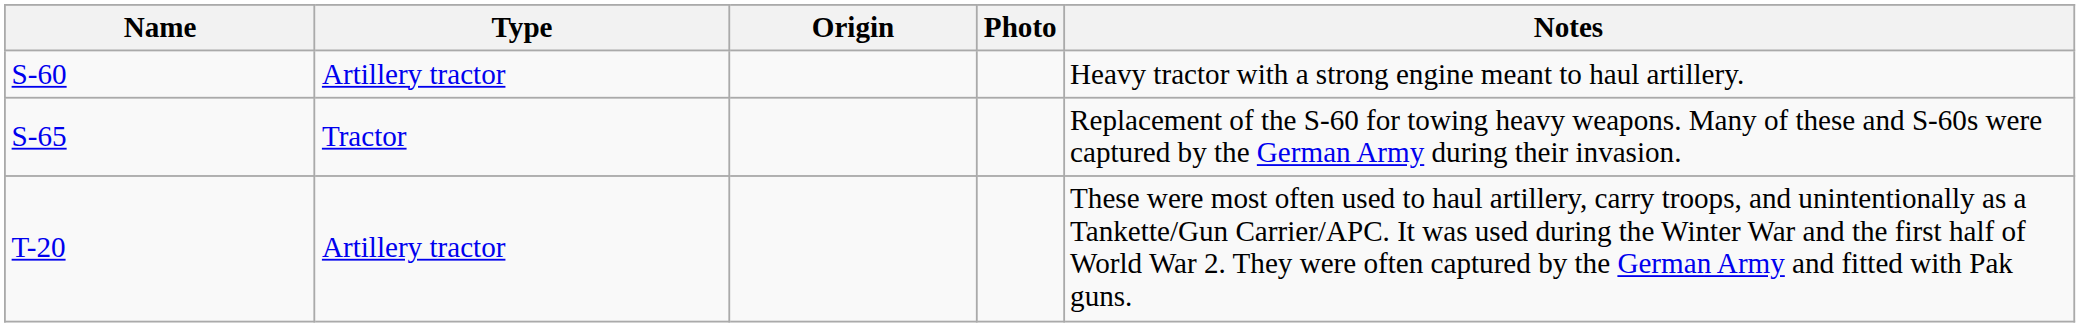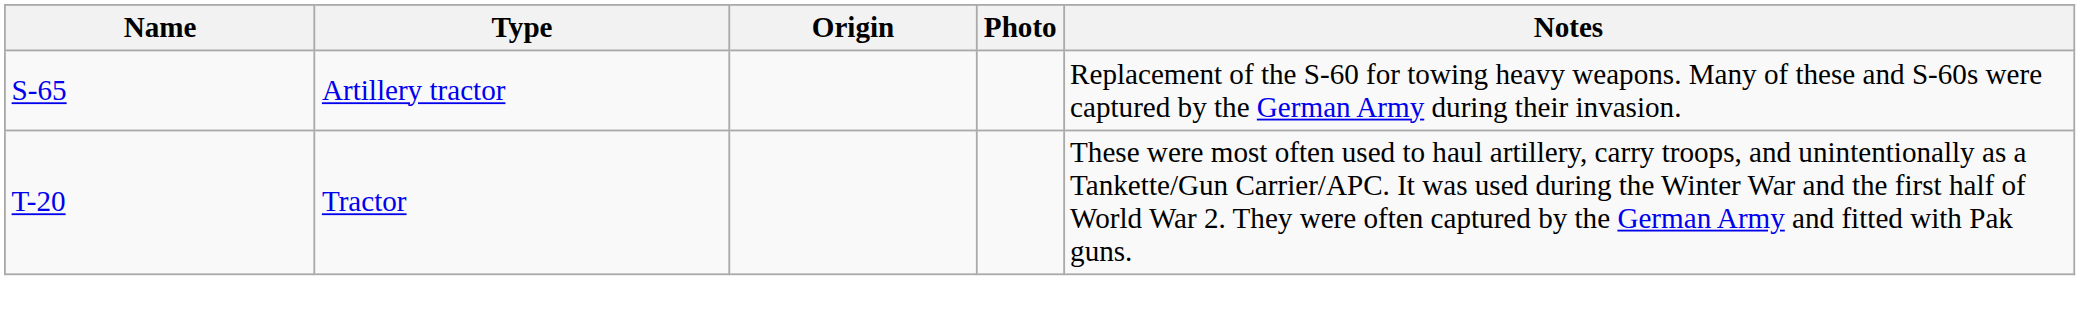- row: (39, 73)
(364, 136) Tractor -> (414, 90) Artillery tractor
(414, 248) Artillery tractor -> (364, 201) Tractor
